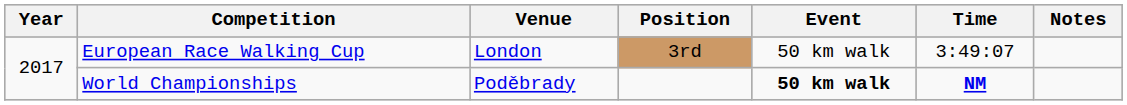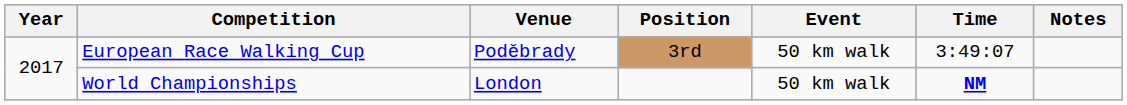(508, 52) London -> (525, 52) Poděbrady
(525, 84) Poděbrady -> (508, 84) London
(834, 84) bold -> (834, 84) normal
